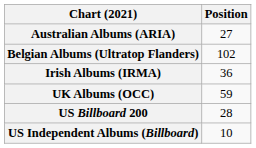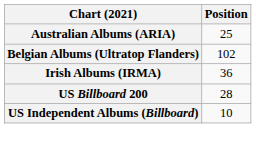(226, 34) 27 -> (226, 34) 25
- row: (103, 93)
